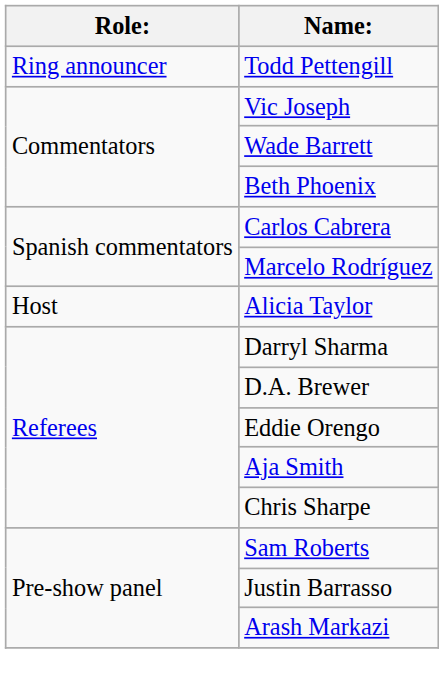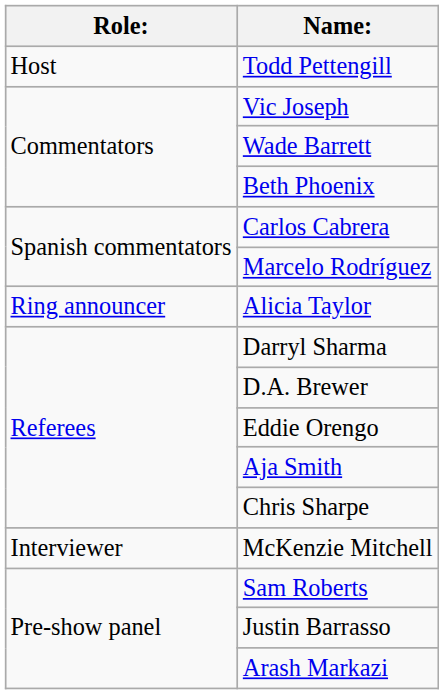(89, 65) Ring announcer -> (34, 65) Host
(35, 306) Host -> (88, 306) Ring announcer
+ row: (338, 547)
